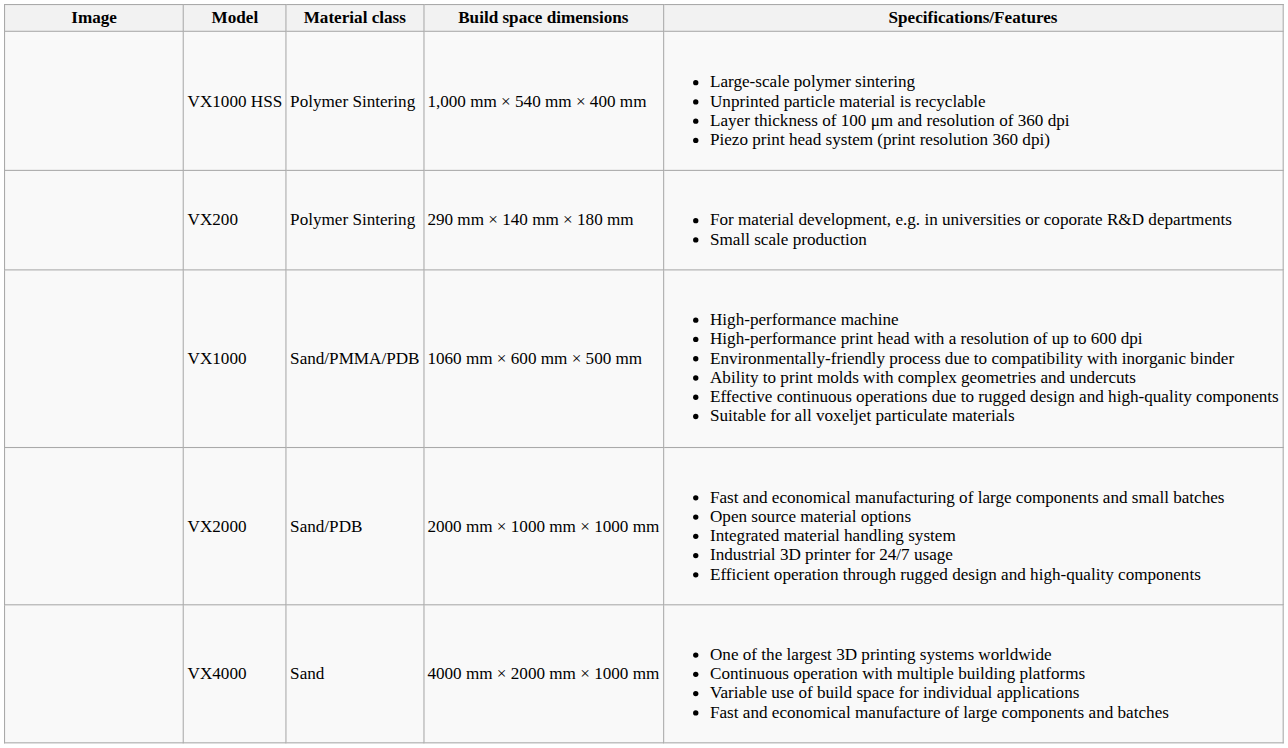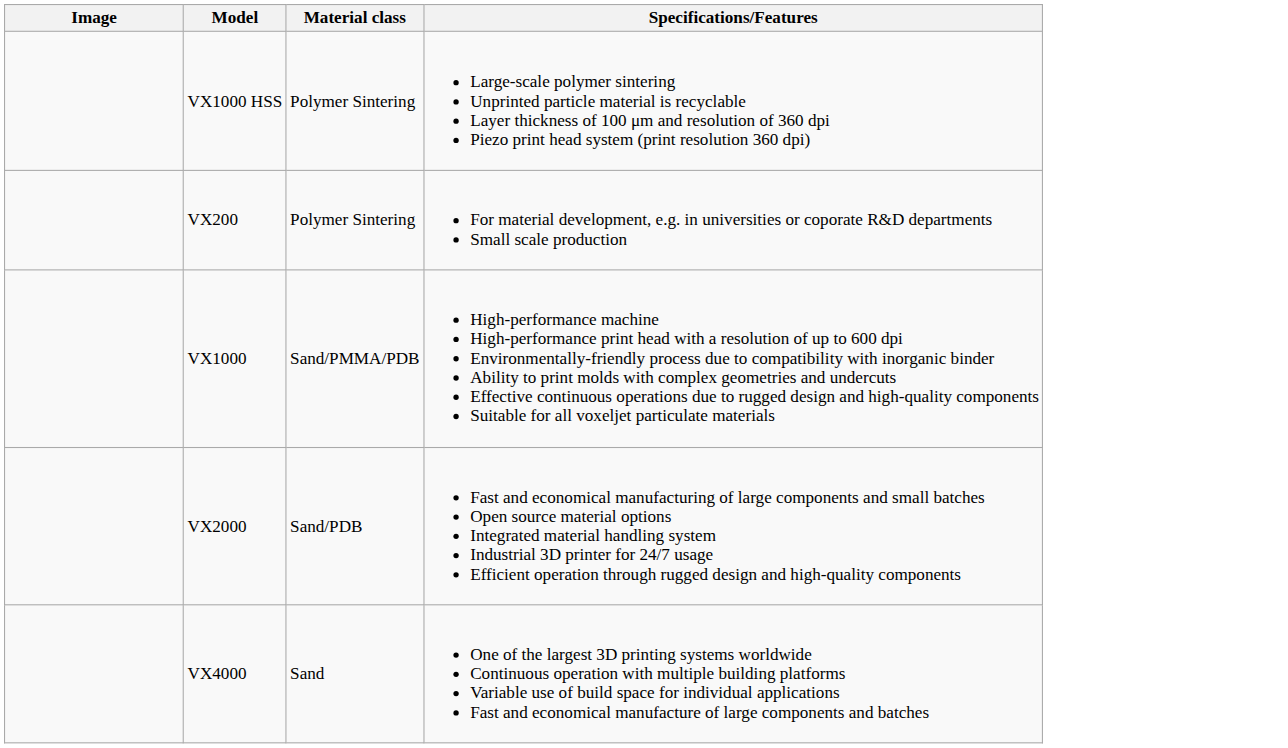- column: (543, 18)
